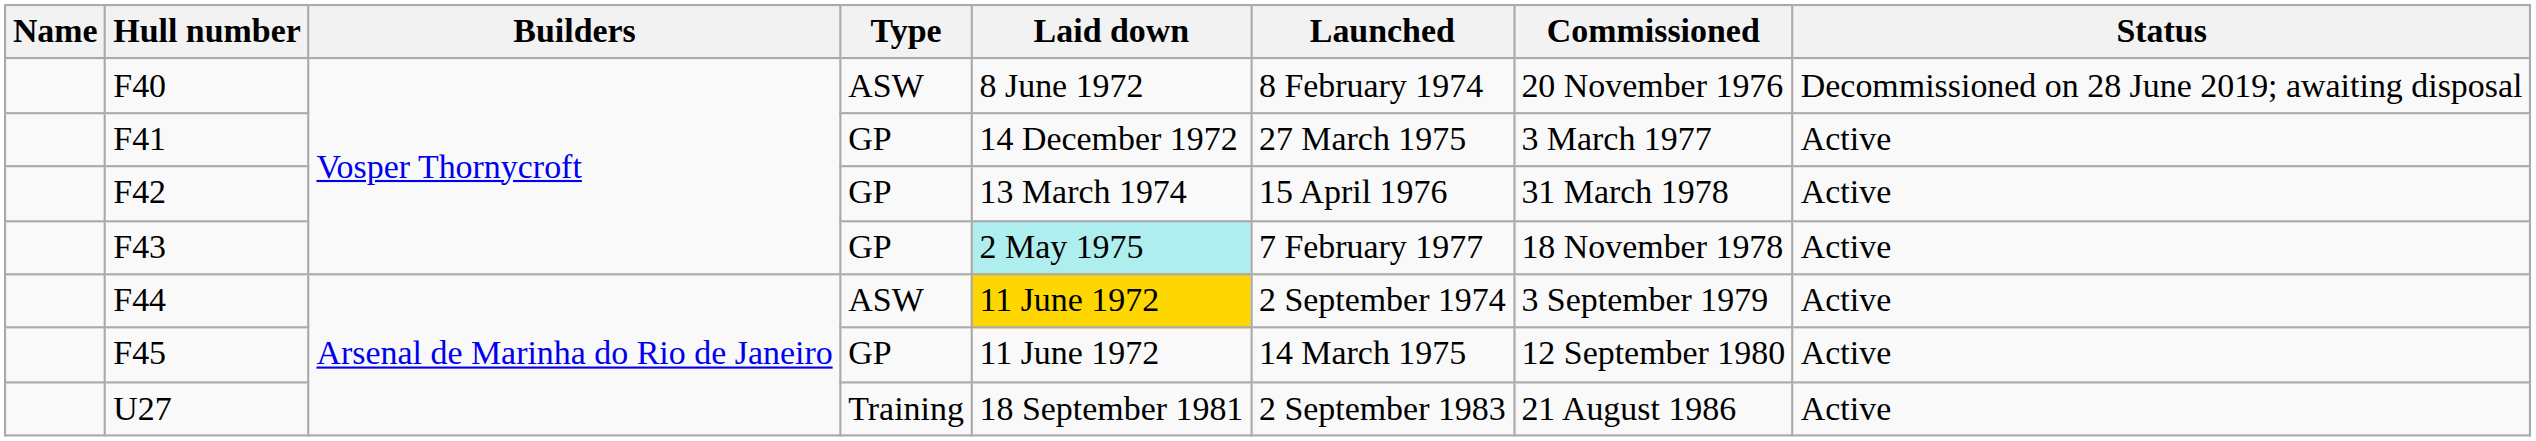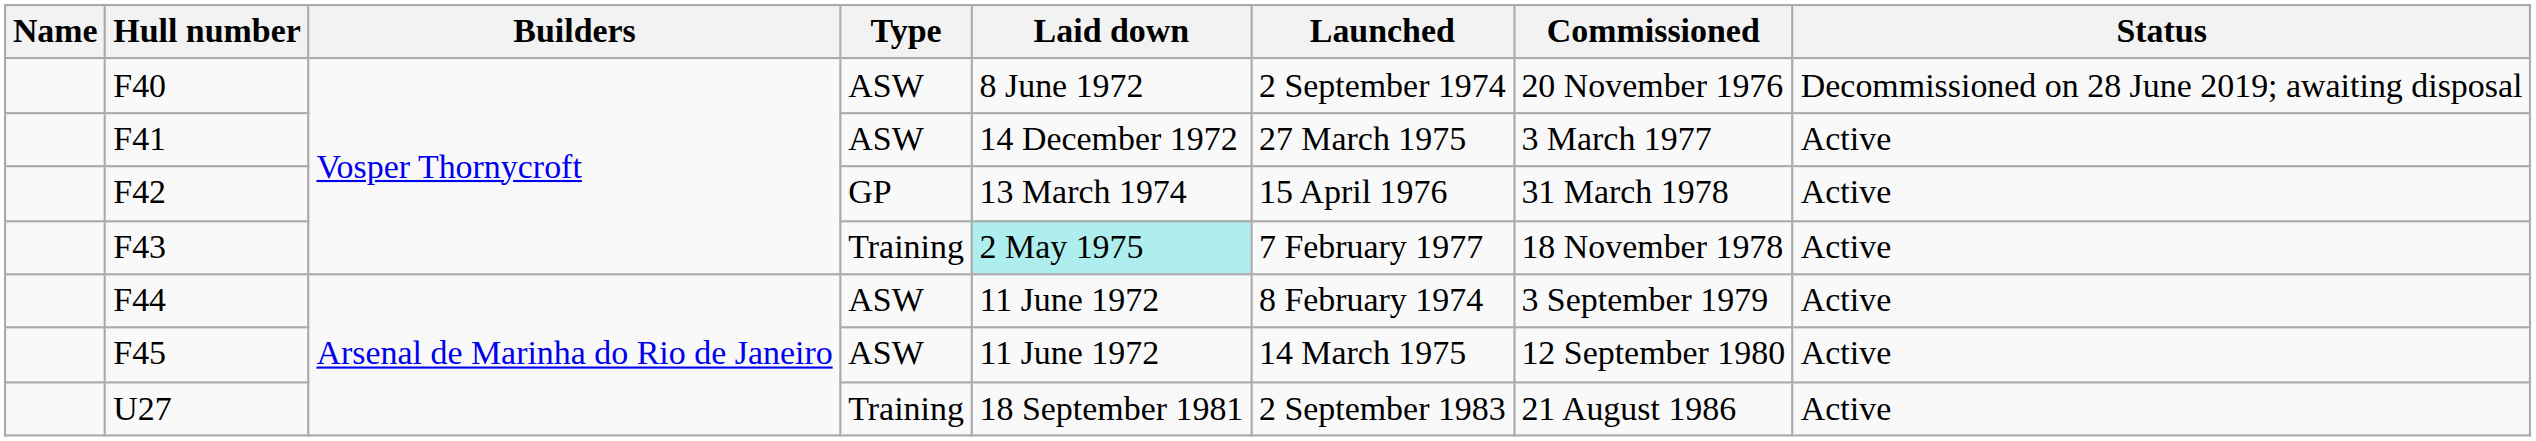(1371, 85) 8 February 1974 -> (1382, 85) 2 September 1974
(870, 138) GP -> (886, 138) ASW
(870, 246) GP -> (906, 246) Training
(1069, 300) gold background -> (1069, 300) no background
(1382, 300) 2 September 1974 -> (1371, 300) 8 February 1974
(870, 354) GP -> (886, 354) ASW
